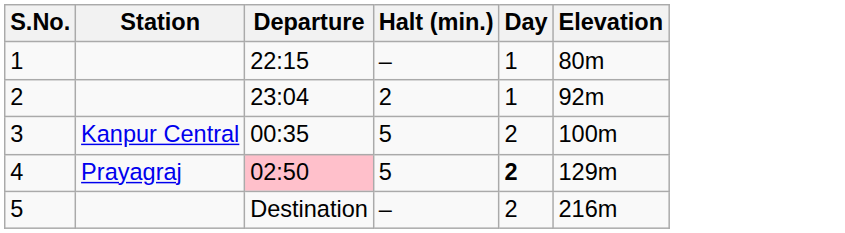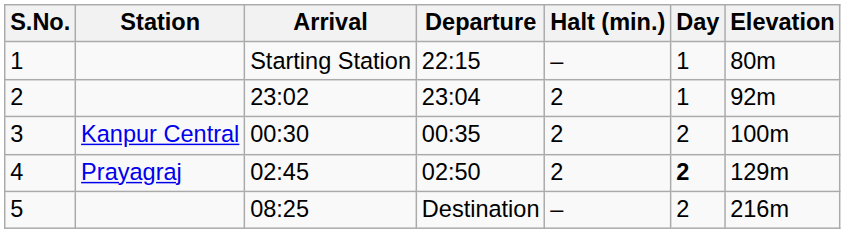+ column: (331, 23)
(385, 135) 5 -> (557, 135) 2
(280, 172) pink background -> (451, 172) no background
(385, 172) 5 -> (557, 172) 2
